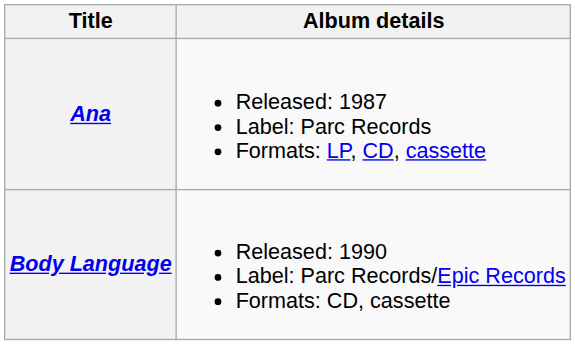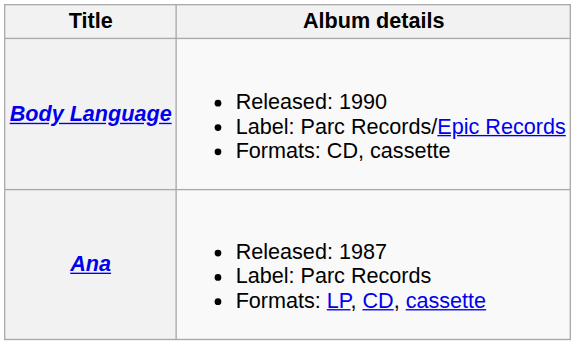rows swapped: (91, 113) <-> (91, 264)
